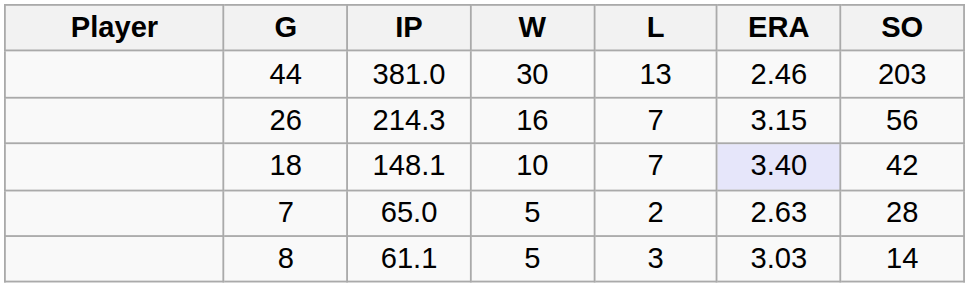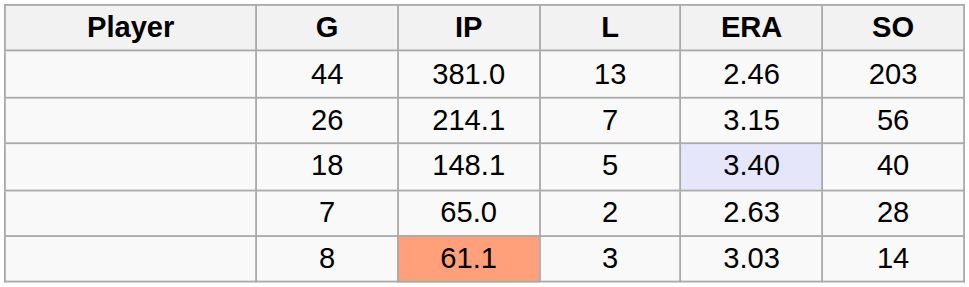- column: (532, 27)
(409, 119) 214.3 -> (469, 119) 214.1
(656, 166) 7 -> (610, 166) 5
(902, 166) 42 -> (893, 166) 40
(409, 258) no background -> (469, 258) lightsalmon background
